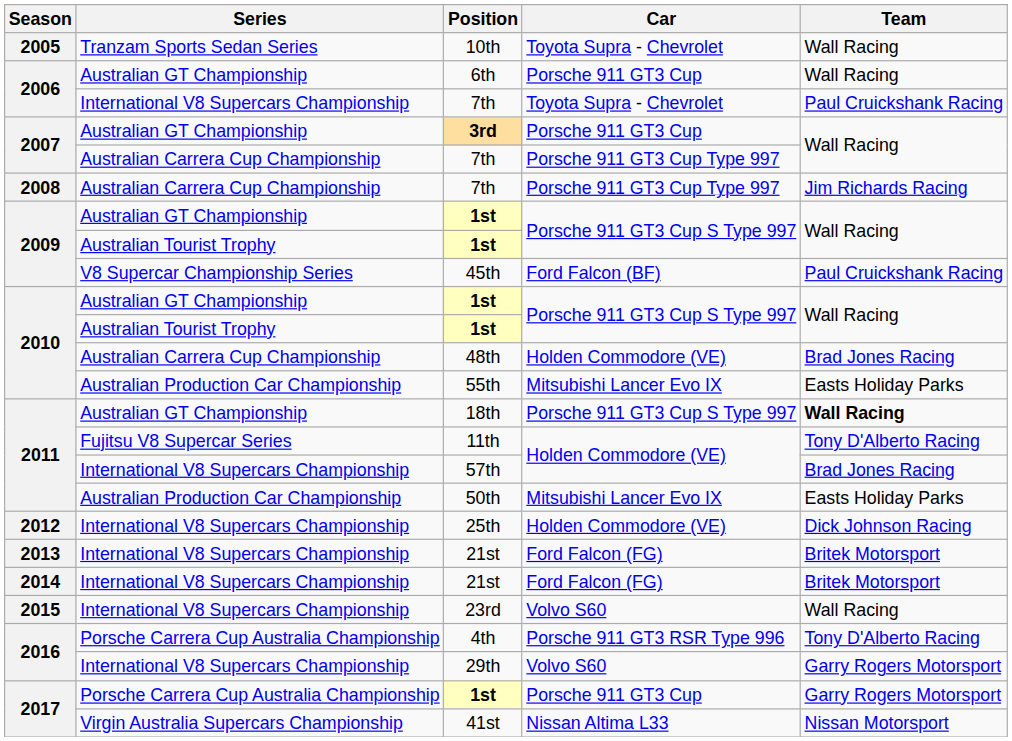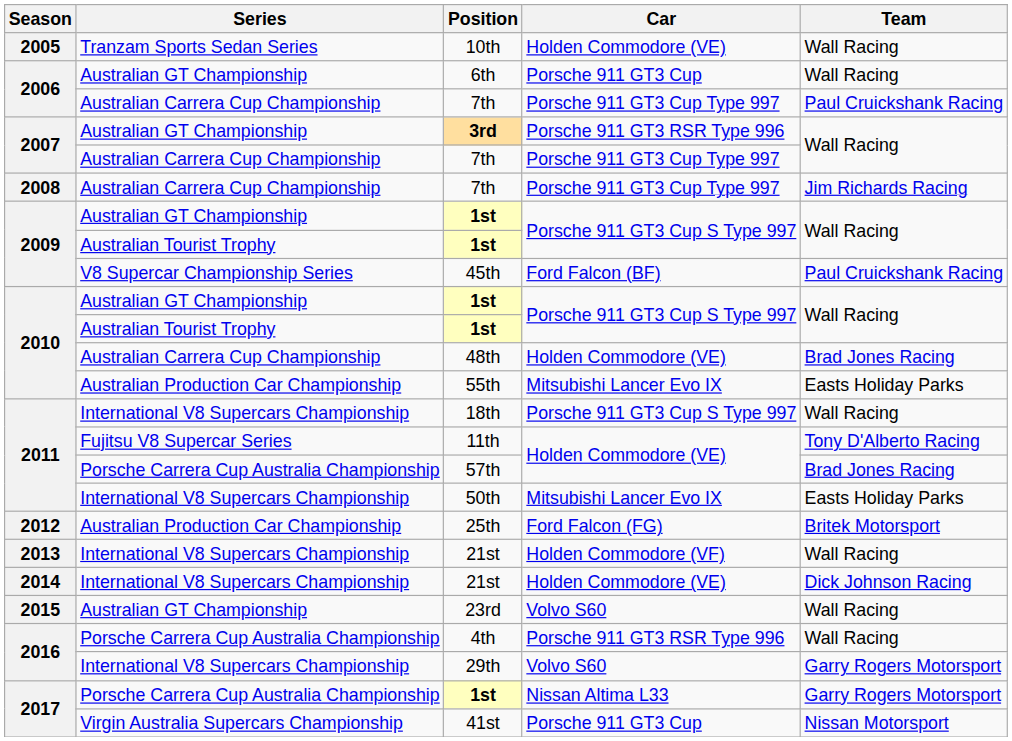(625, 47) Toyota Supra - Chevrolet -> (626, 47) Holden Commodore (VE)
(245, 103) International V8 Supercars Championship -> (230, 103) Australian Carrera Cup Championship
(625, 103) Toyota Supra - Chevrolet -> (653, 103) Porsche 911 GT3 Cup Type 997
(614, 131) Porsche 911 GT3 Cup -> (655, 131) Porsche 911 GT3 RSR Type 996
(194, 413) Australian GT Championship -> (245, 413) International V8 Supercars Championship
(855, 413) bold -> (852, 413) normal
(245, 469) International V8 Supercars Championship -> (260, 469) Porsche Carrera Cup Australia Championship
(241, 497) Australian Production Car Championship -> (245, 497) International V8 Supercars Championship
(245, 526) International V8 Supercars Championship -> (241, 526) Australian Production Car Championship
(626, 526) Holden Commodore (VE) -> (594, 526) Ford Falcon (FG)
(888, 526) Dick Johnson Racing -> (872, 526) Britek Motorsport
(594, 554) Ford Falcon (FG) -> (626, 554) Holden Commodore (VF)
(872, 554) Britek Motorsport -> (852, 554) Wall Racing
(594, 582) Ford Falcon (FG) -> (626, 582) Holden Commodore (VE)
(872, 582) Britek Motorsport -> (888, 582) Dick Johnson Racing
(245, 610) International V8 Supercars Championship -> (194, 610) Australian GT Championship
(892, 638) Tony D'Alberto Racing -> (852, 638) Wall Racing
(614, 695) Porsche 911 GT3 Cup -> (597, 695) Nissan Altima L33
(597, 723) Nissan Altima L33 -> (614, 723) Porsche 911 GT3 Cup
